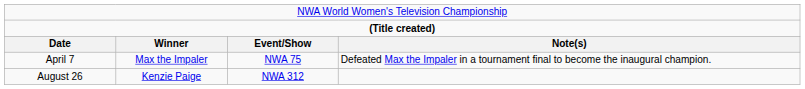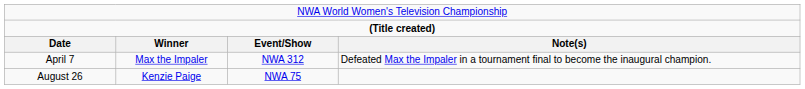(283, 60) NWA 75 -> (283, 60) NWA 312
(283, 76) NWA 312 -> (283, 76) NWA 75
